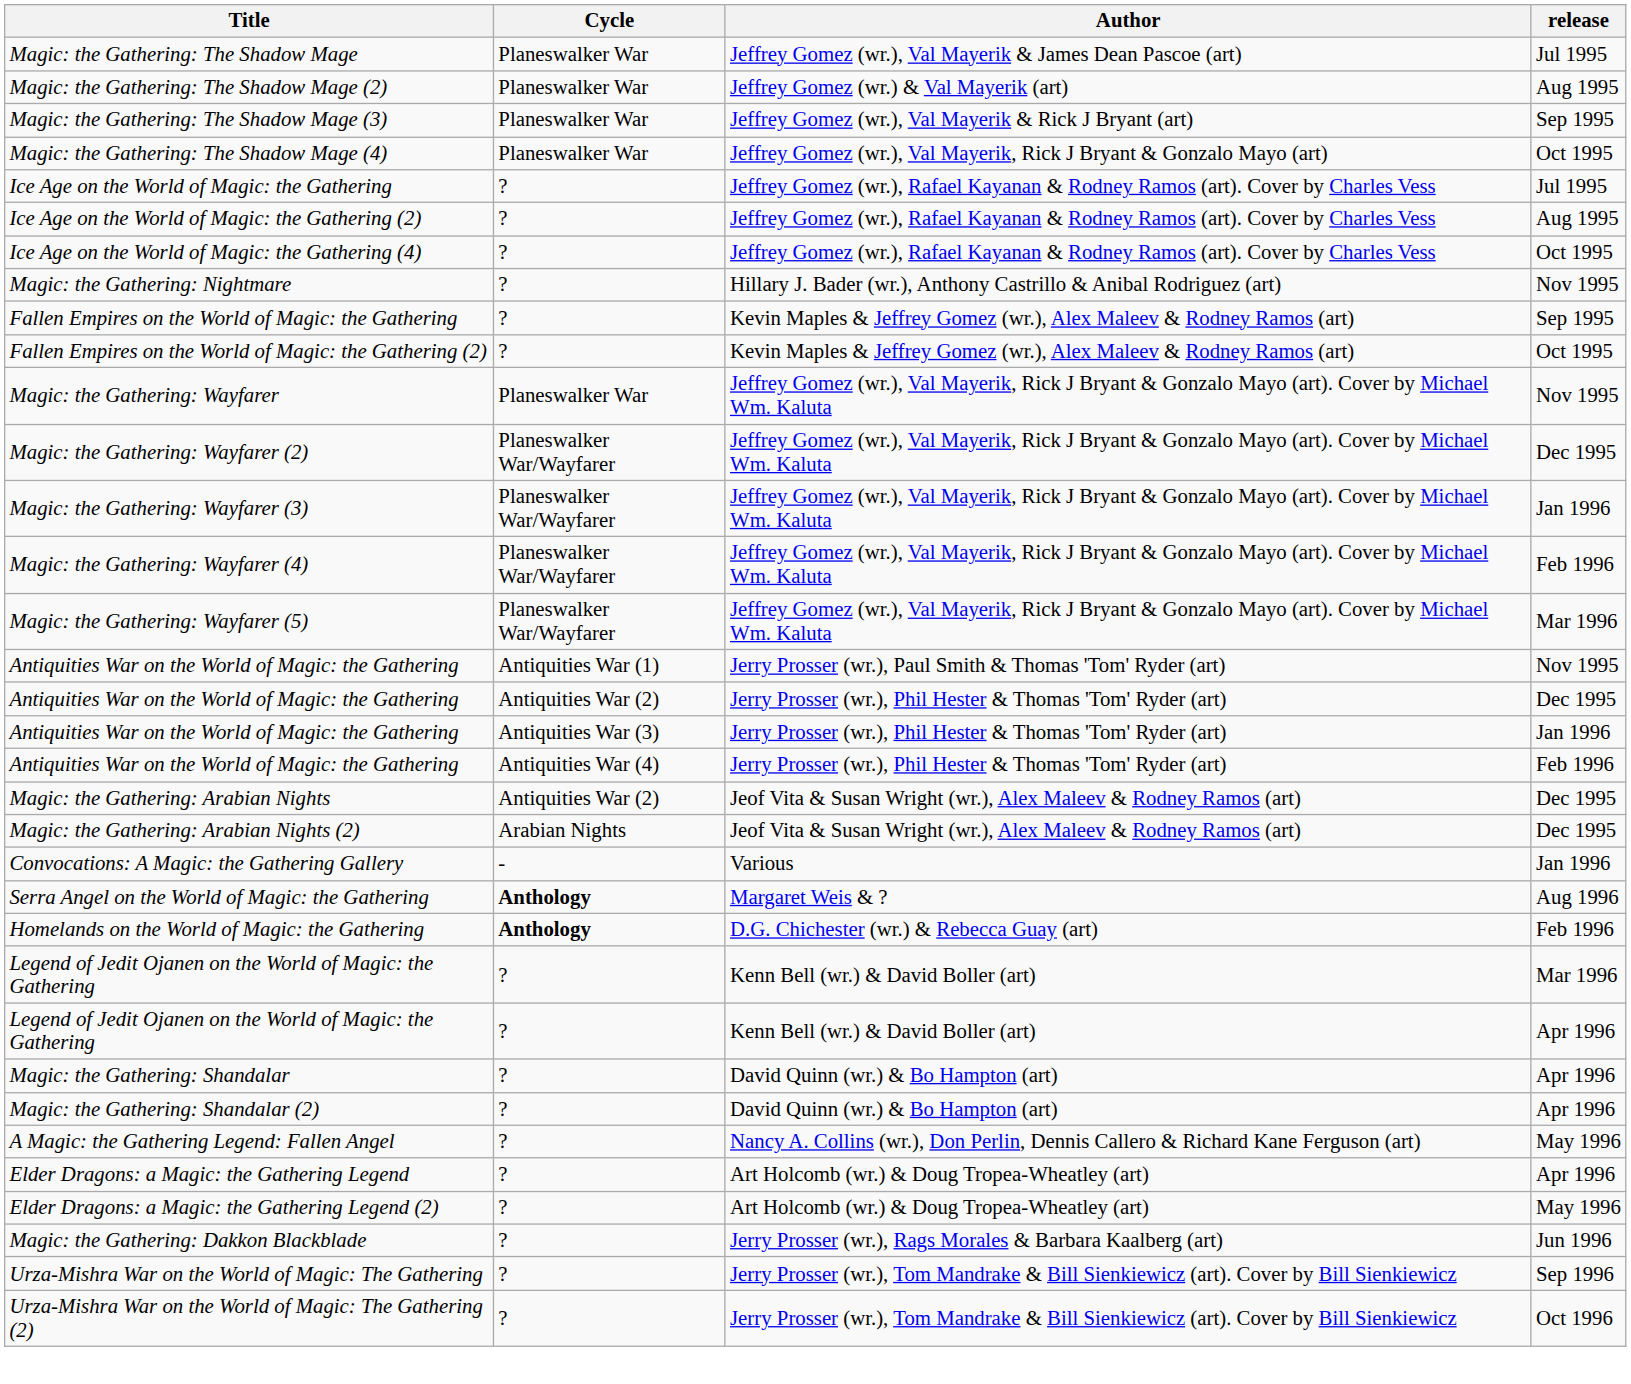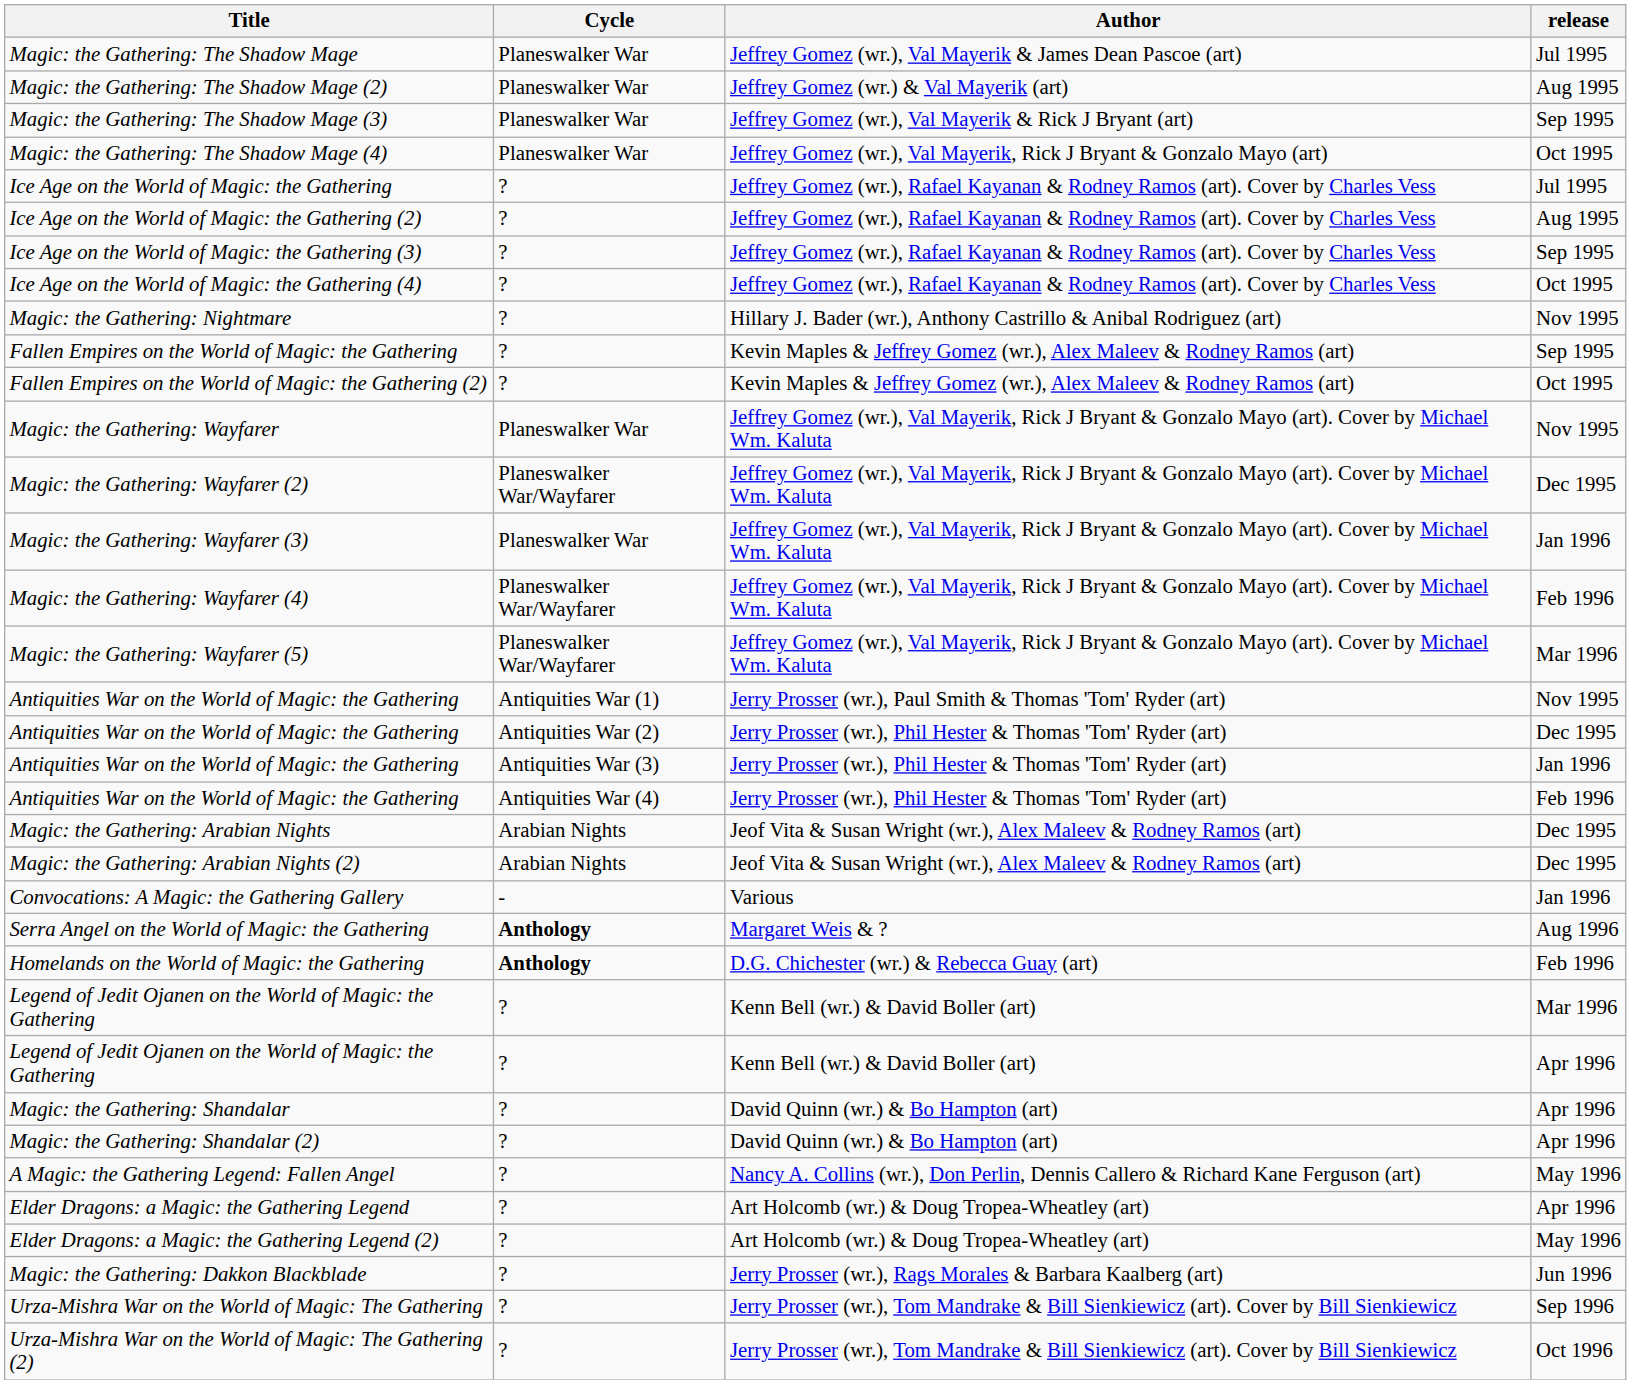+ row: (215, 251)
(557, 508) Planeswalker War/Wayfarer -> (573, 541) Planeswalker War
(579, 797) Antiquities War (2) -> (562, 830) Arabian Nights
